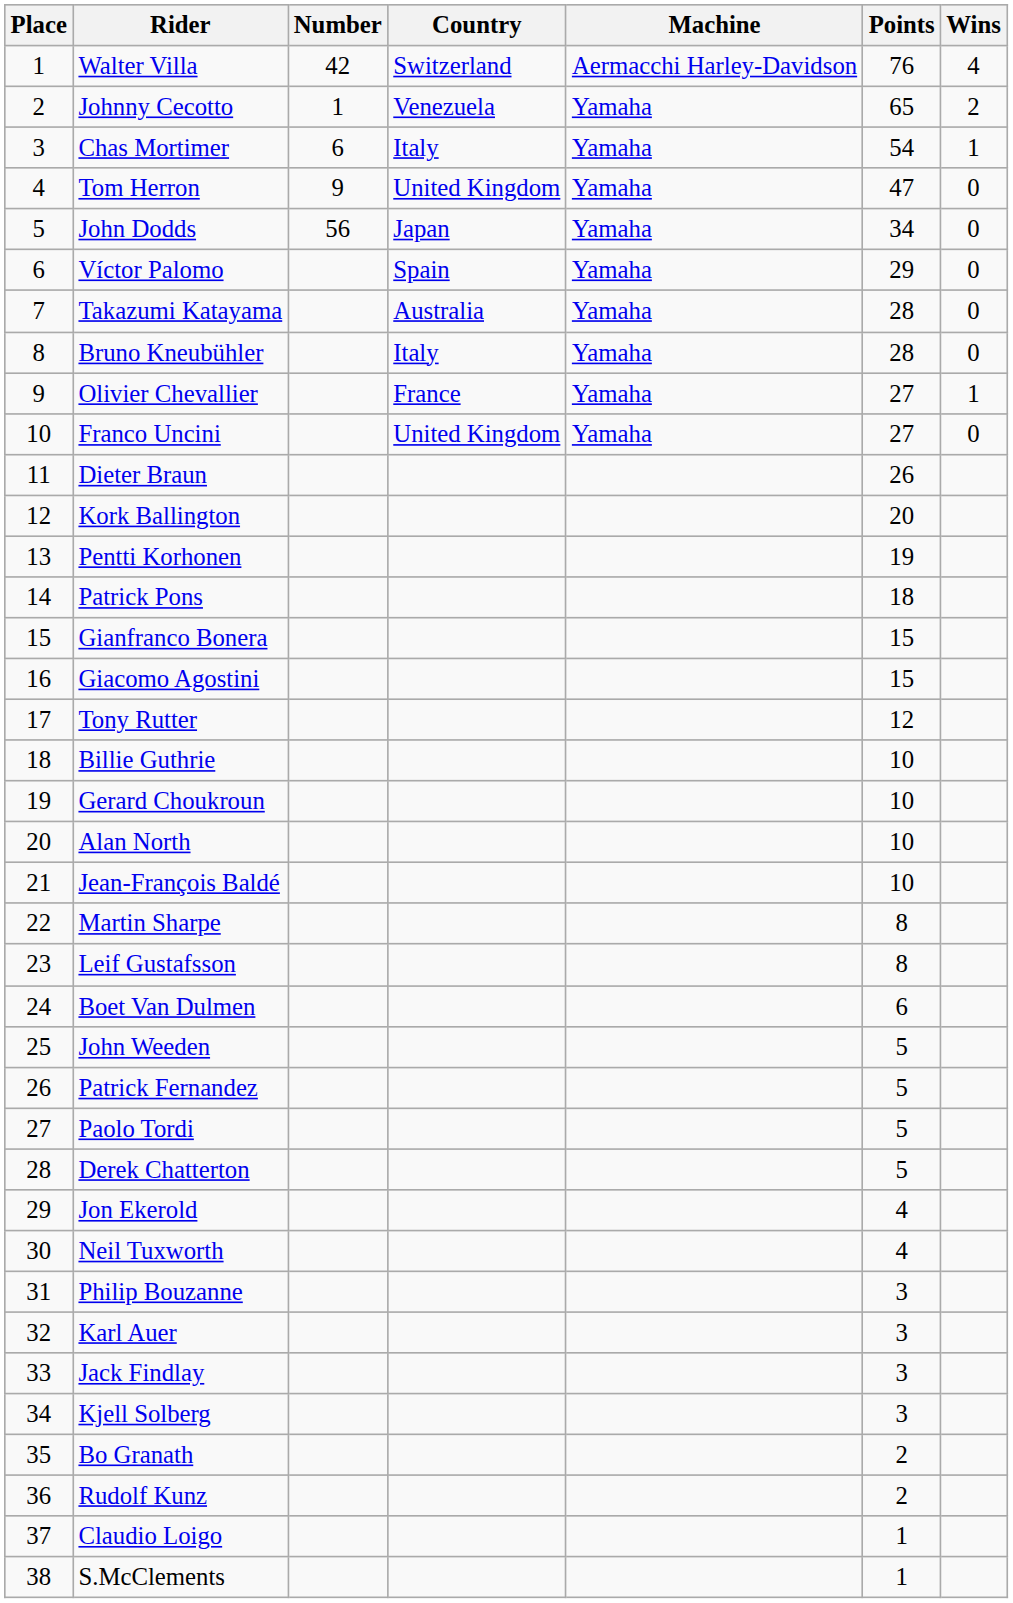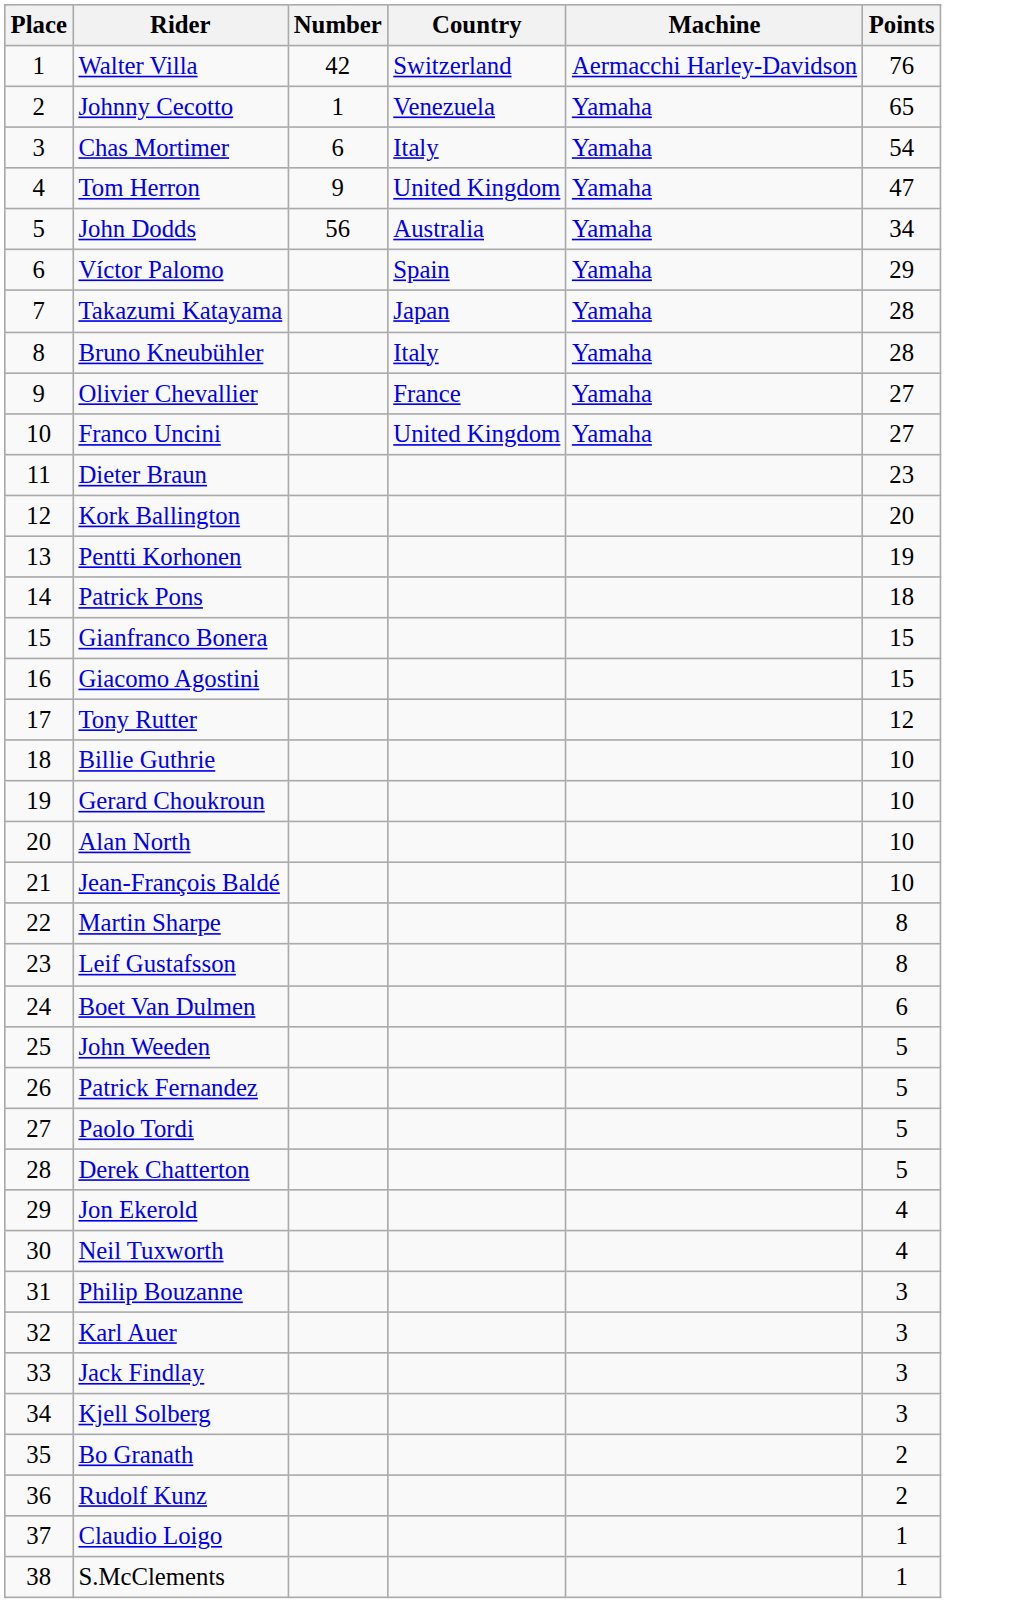- column: (974, 25)
(421, 229) Japan -> (439, 229) Australia
(439, 311) Australia -> (421, 311) Japan
(902, 474) 26 -> (902, 474) 23
